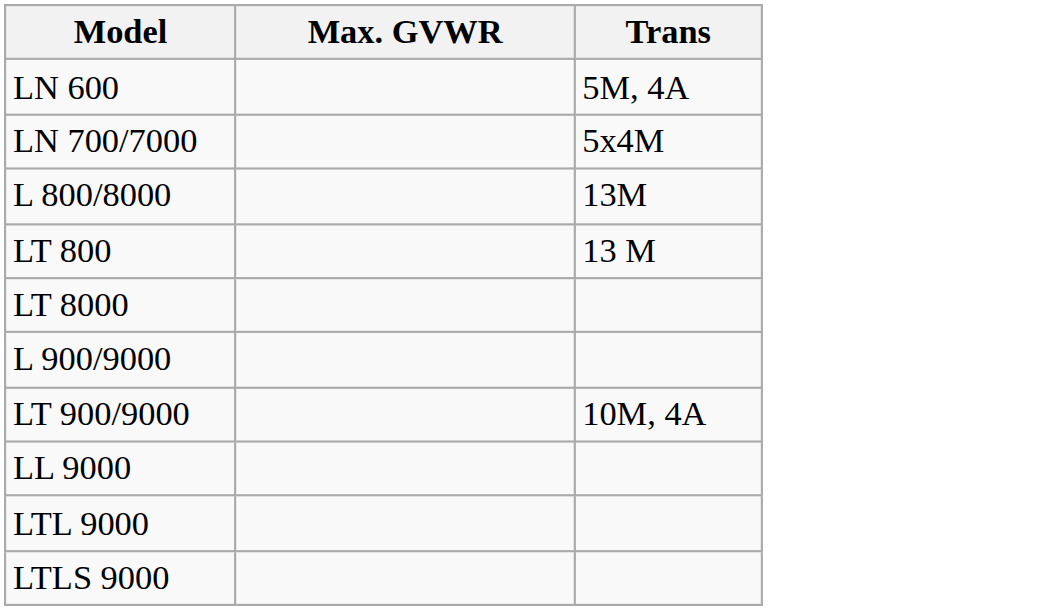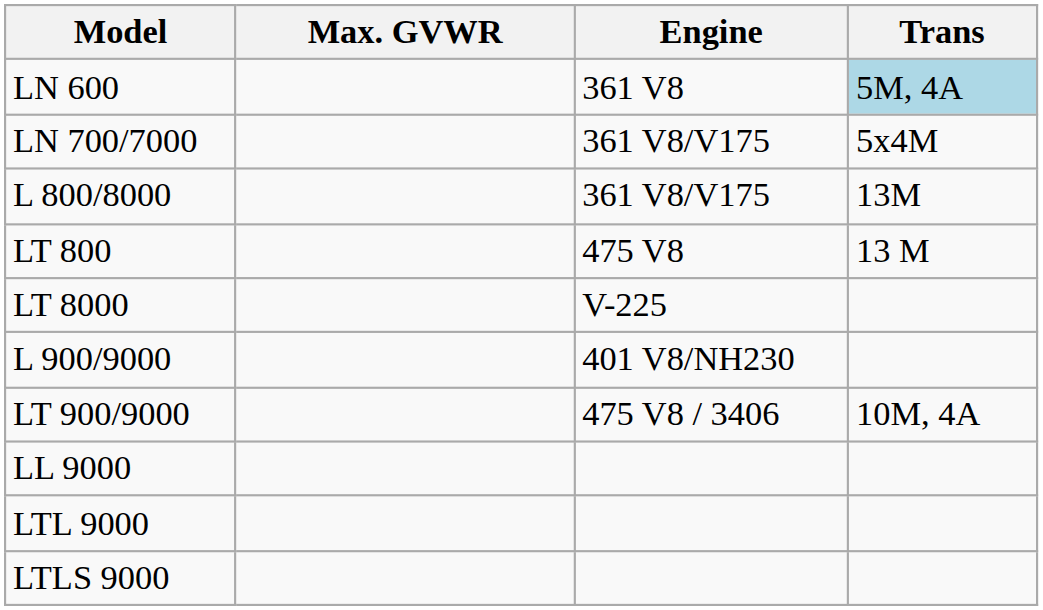+ column: (711, 31)
(636, 86) no background -> (910, 86) lightblue background
